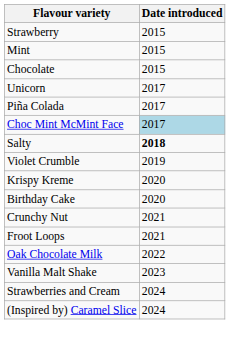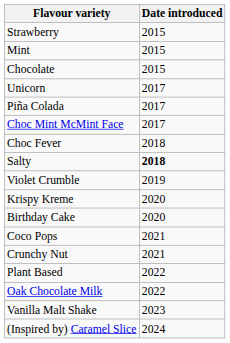(154, 124) lightblue background -> (154, 124) no background
+ row: (34, 143)
+ row: (32, 236)
- row: (36, 236)
+ row: (35, 273)
- row: (63, 291)
